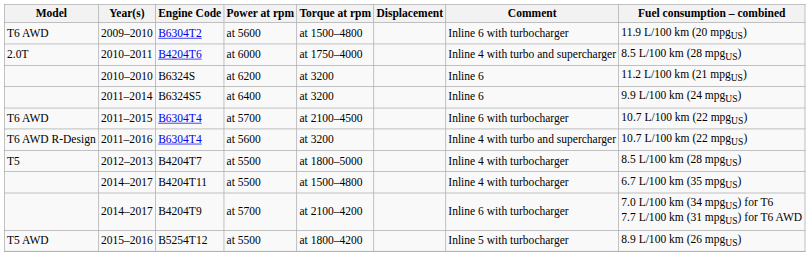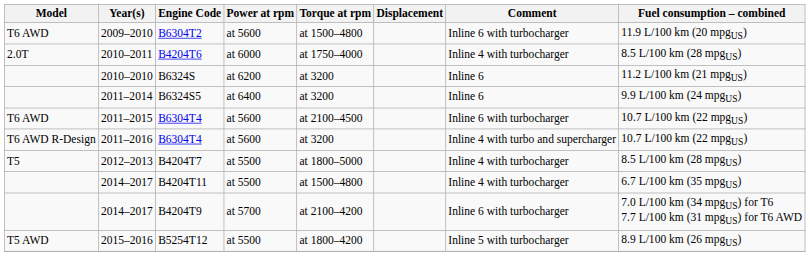(532, 54) Inline 4 with turbo and supercharger -> (509, 54) Inline 4 with turbocharger
(244, 118) at 5700 -> (244, 118) at 5600
